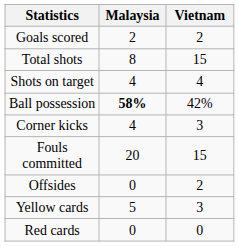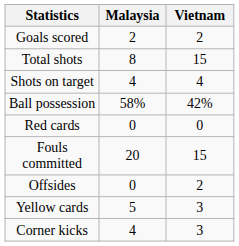(132, 103) bold -> (132, 103) normal
rows swapped: (52, 125) <-> (52, 229)
